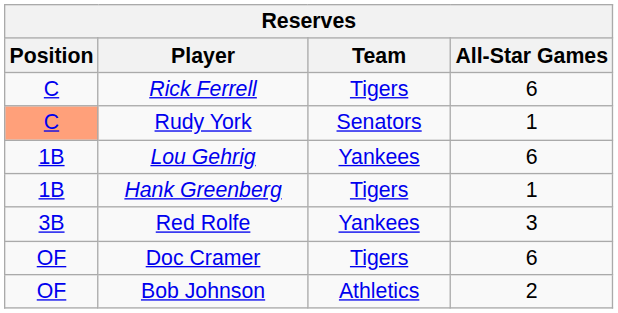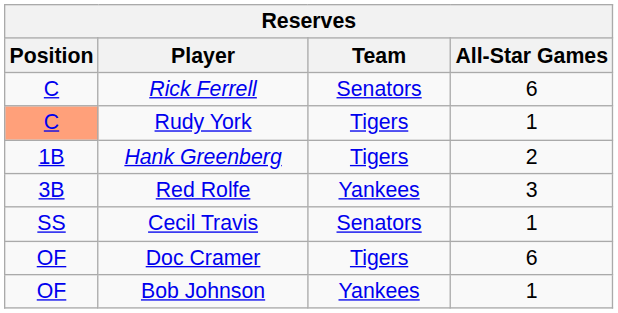(379, 88) Tigers -> (379, 88) Senators
(379, 122) Senators -> (379, 122) Tigers
- row: (203, 156)
(532, 190) 1 -> (532, 156) 2
+ row: (203, 223)
(379, 291) Athletics -> (379, 291) Yankees
(532, 291) 2 -> (532, 291) 1
